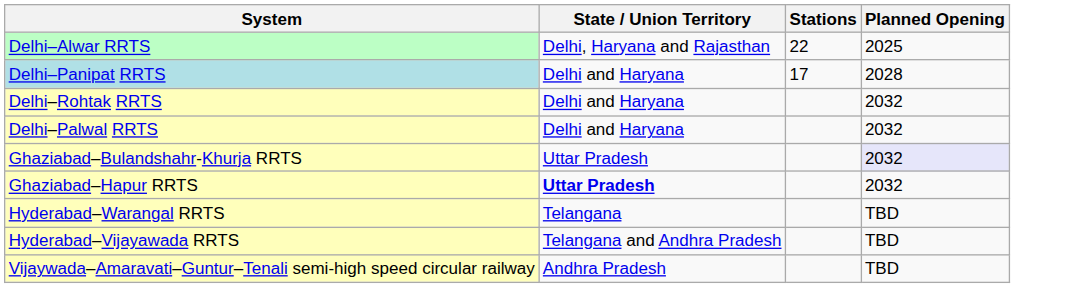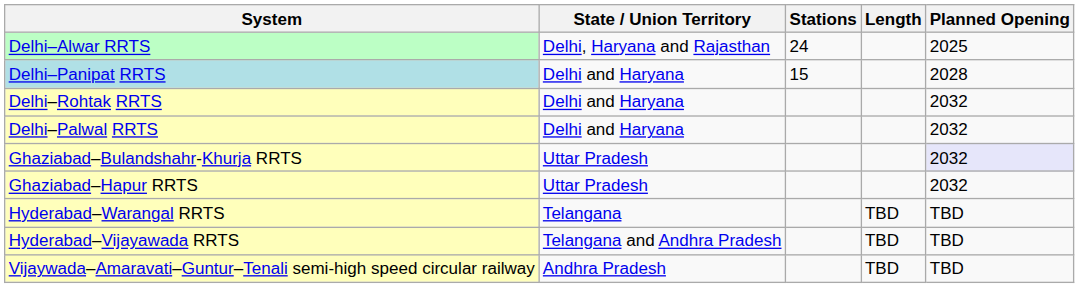+ column: (893, 19)
(799, 46) 22 -> (799, 46) 24
(799, 74) 17 -> (799, 74) 15
(599, 185) bold -> (595, 185) normal
